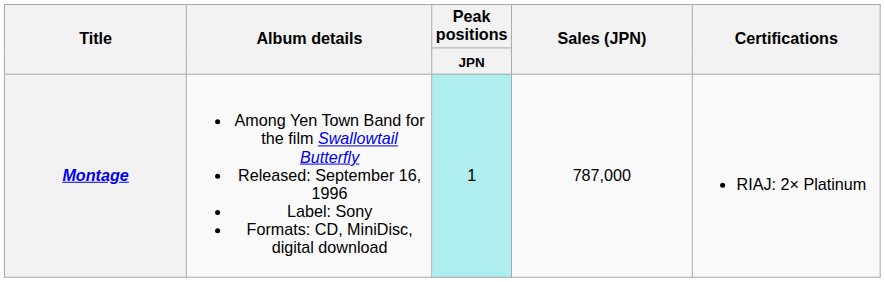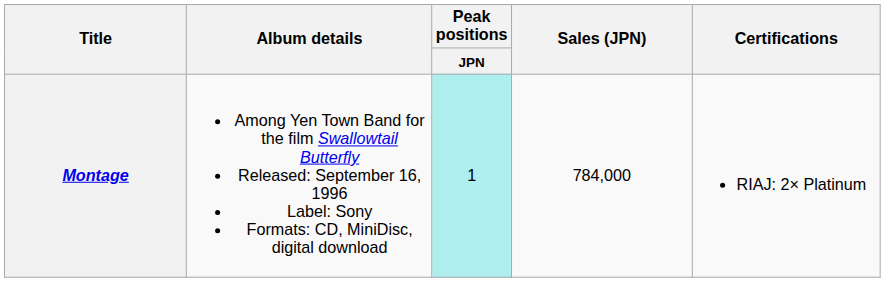(602, 175) 787,000 -> (602, 175) 784,000
